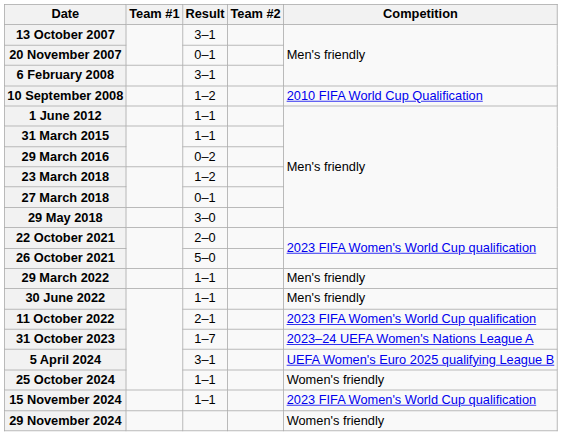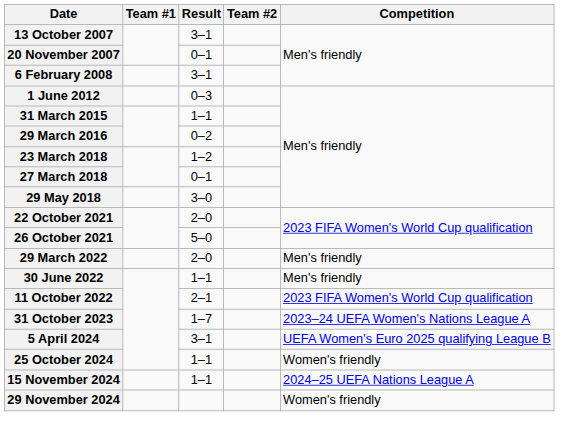- row: (65, 95)
(205, 116) 1–1 -> (201, 95) 0–3
(205, 278) 1–1 -> (201, 258) 2–0
(411, 400) 2023 FIFA Women's World Cup qualification -> (378, 380) 2024–25 UEFA Nations League A
